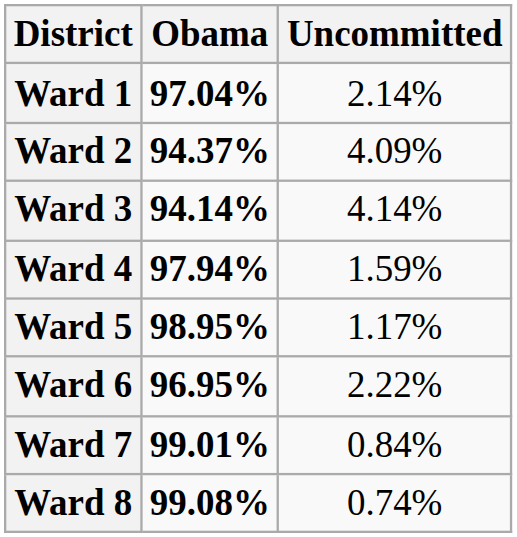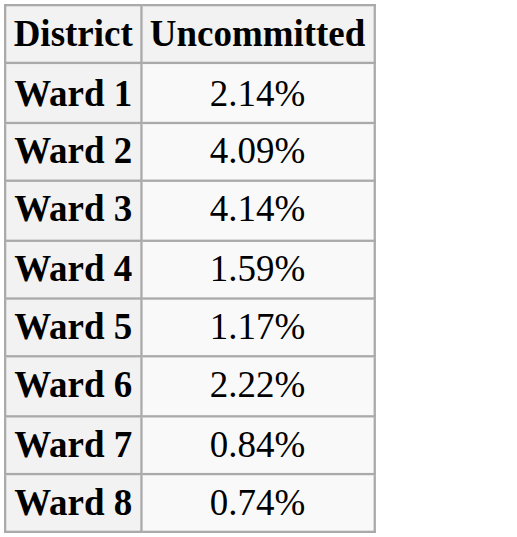- column: (210, 33)
